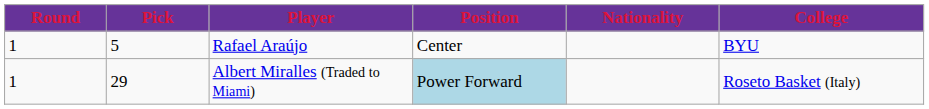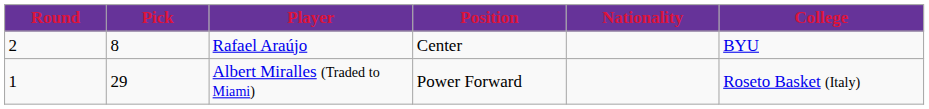(13, 44) 1 -> (13, 44) 2
(115, 44) 5 -> (115, 44) 8
(469, 81) lightblue background -> (469, 81) no background
